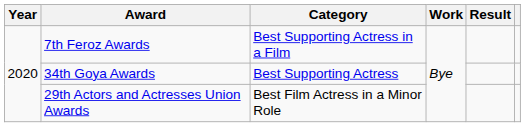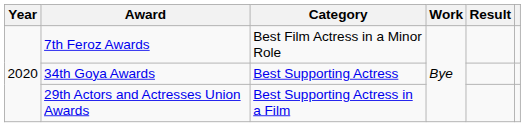(333, 44) Best Supporting Actress in a Film -> (337, 44) Best Film Actress in a Minor Role
(337, 102) Best Film Actress in a Minor Role -> (333, 102) Best Supporting Actress in a Film
